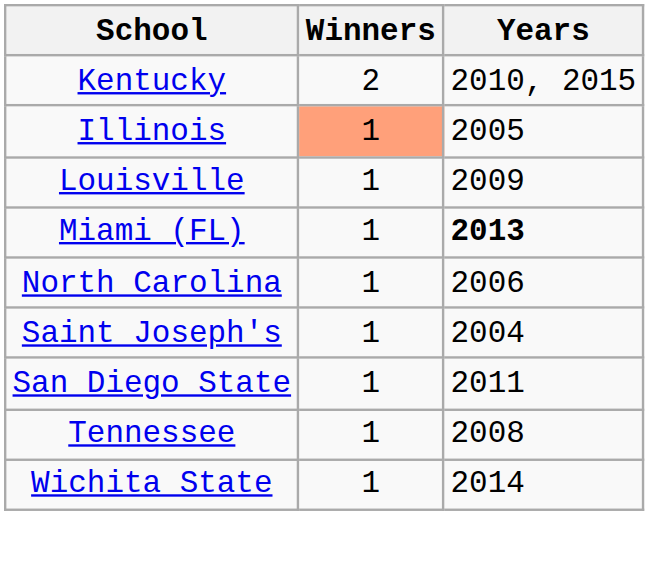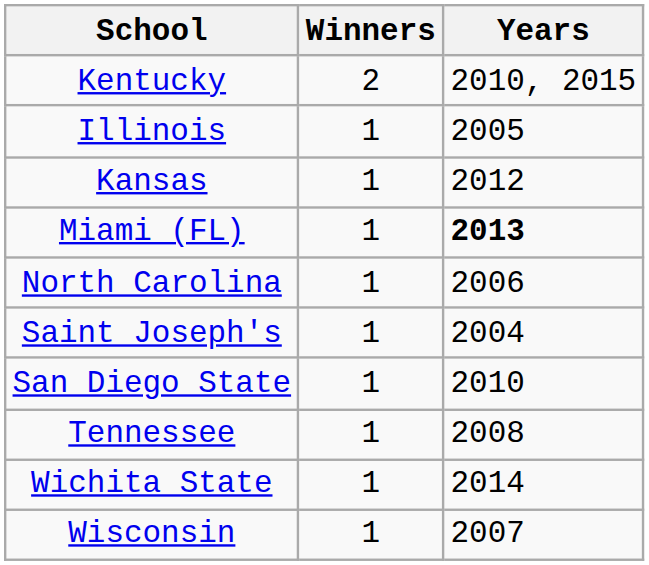(371, 131) lightsalmon background -> (371, 131) no background
+ row: (152, 182)
- row: (152, 182)
(488, 383) 2011 -> (488, 383) 2010
+ row: (152, 535)
